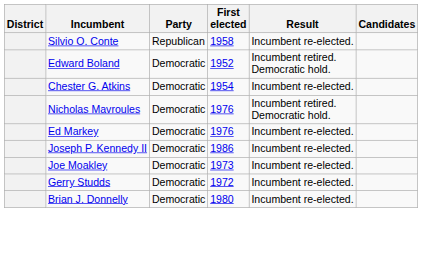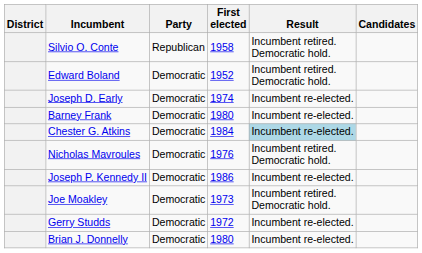(303, 41) Incumbent re-elected. -> (294, 47) Incumbent retired. Democratic hold.
+ row: (85, 98)
+ row: (80, 115)
(222, 86) 1954 -> (222, 132) 1984
(303, 86) no background -> (303, 132) lightblue background
- row: (73, 132)
(303, 165) Incumbent re-elected. -> (294, 200) Incumbent retired. Democratic hold.
